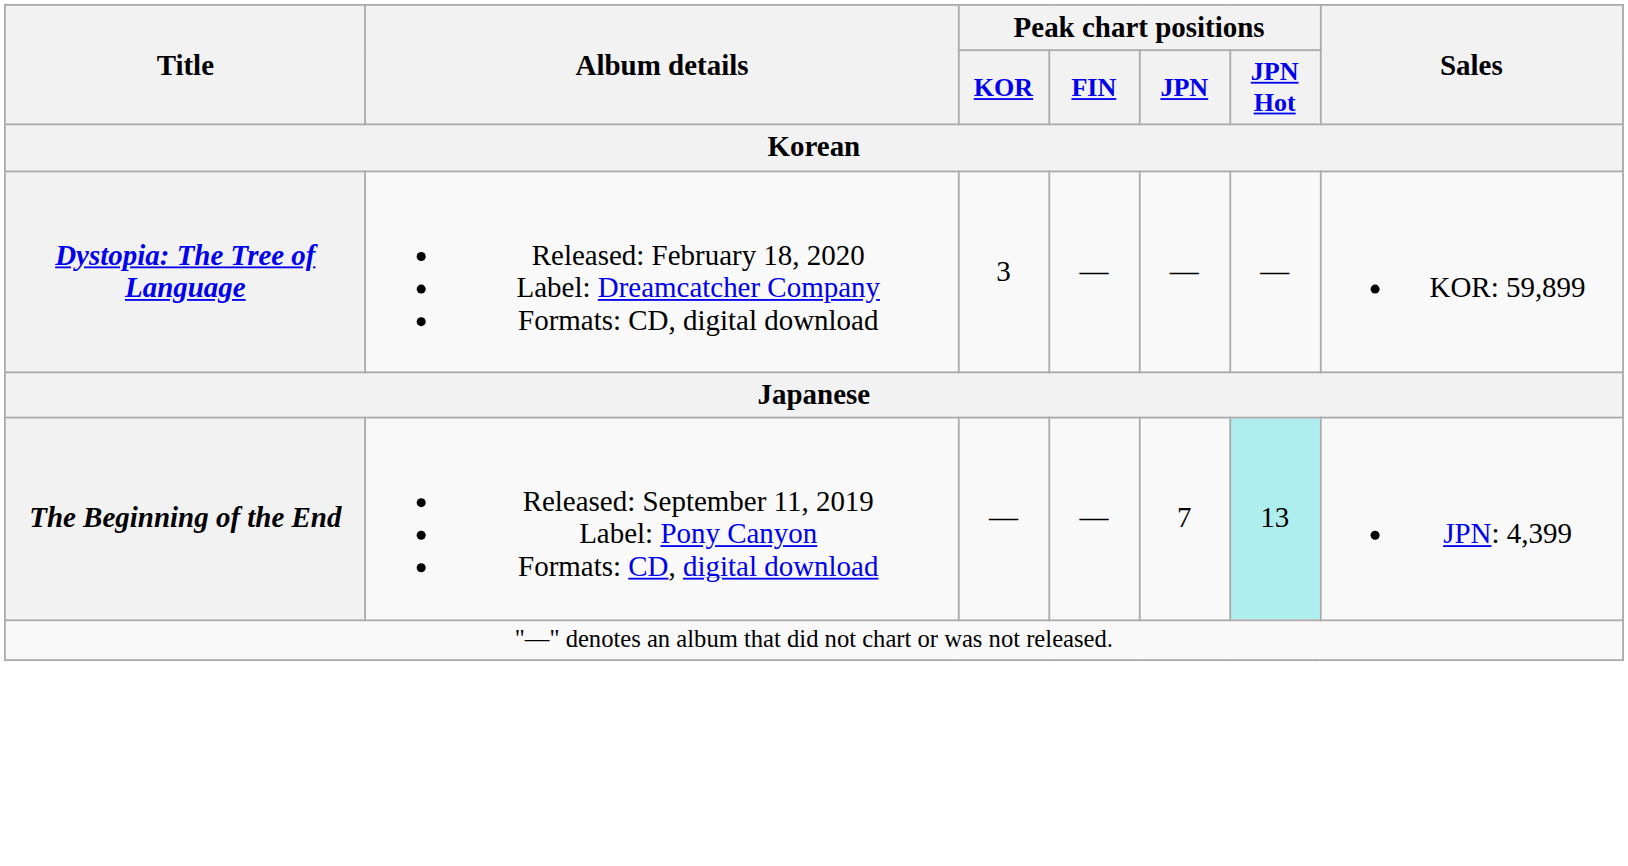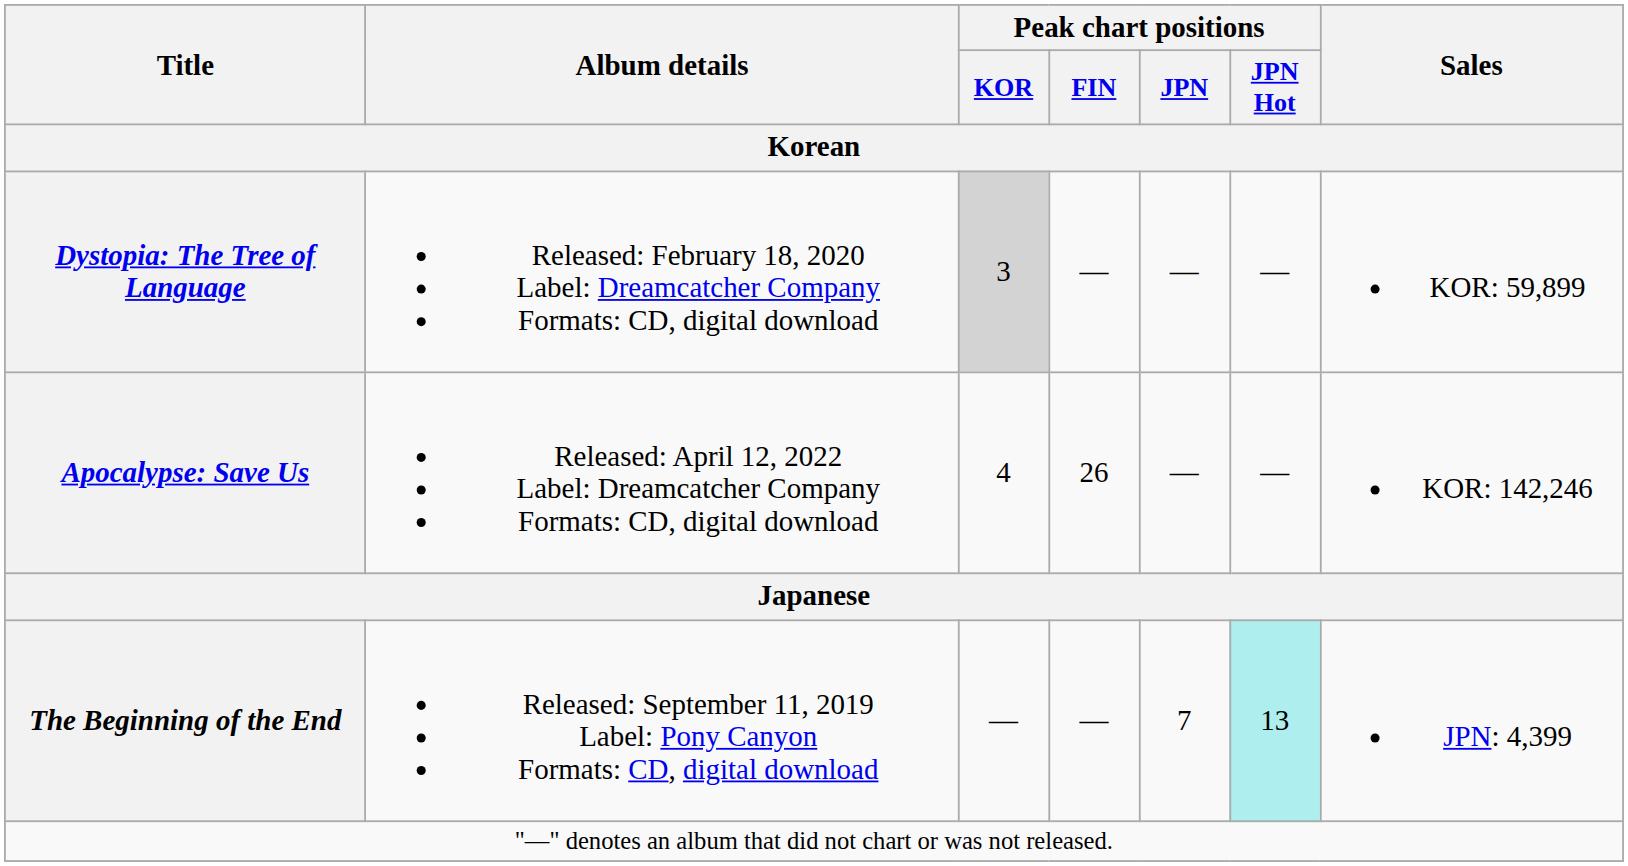(1004, 270) no background -> (1004, 270) lightgrey background
+ row: (185, 472)
